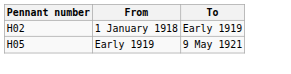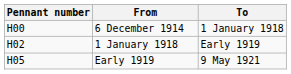+ row: (145, 29)
